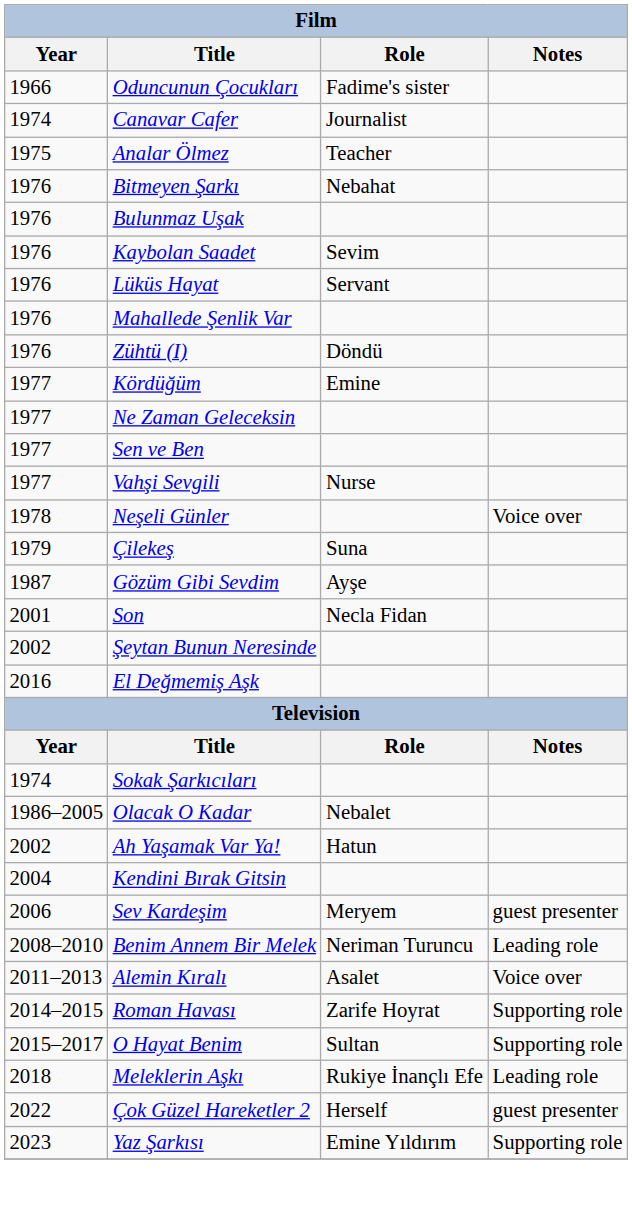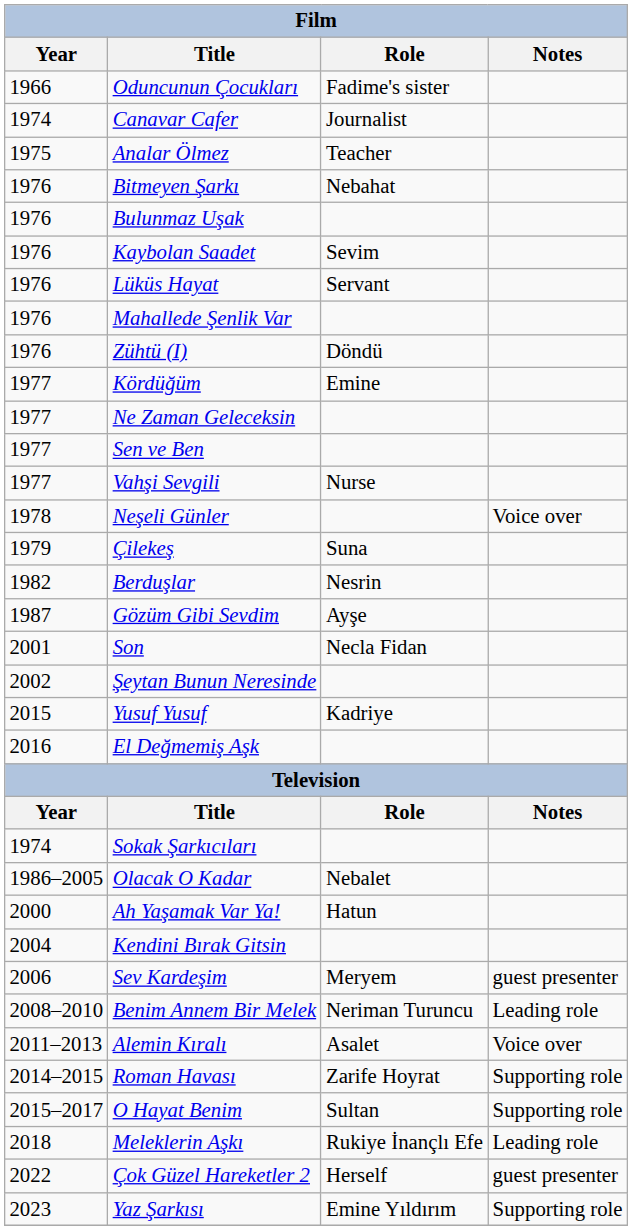+ row: (154, 581)
+ row: (160, 713)
(30, 845) 2002 -> (30, 911) 2000
